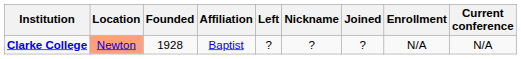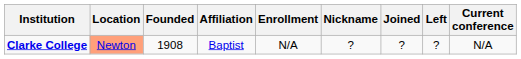columns swapped: (417, 20) <-> (269, 20)
(170, 44) 1928 -> (170, 44) 1908
